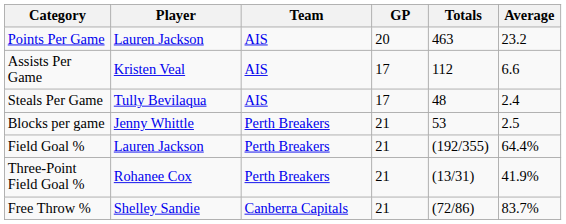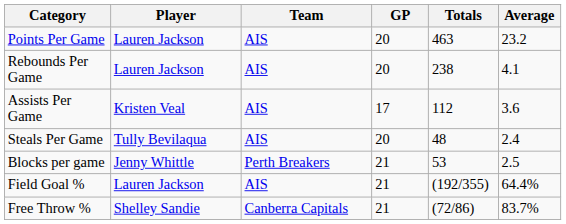+ row: (48, 69)
(511, 69) 6.6 -> (511, 108) 3.6
(382, 100) 17 -> (382, 139) 20
(287, 146) Perth Breakers -> (256, 185) AIS
- row: (46, 177)
